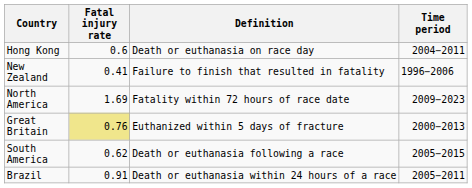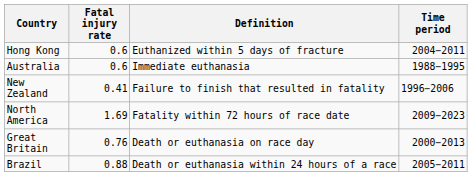(223, 51) Death or euthanasia on race day -> (238, 51) Euthanized within 5 days of fracture
+ row: (33, 67)
(116, 127) khaki background -> (116, 142) no background
(238, 127) Euthanized within 5 days of fracture -> (223, 142) Death or euthanasia on race day
- row: (27, 154)
(116, 175) 0.91 -> (116, 164) 0.88
